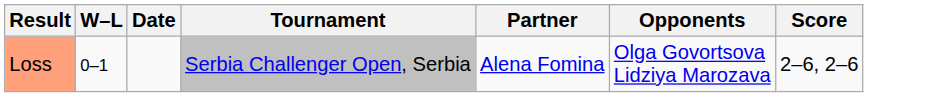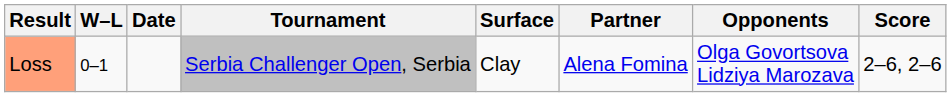+ column: (517, 20)
